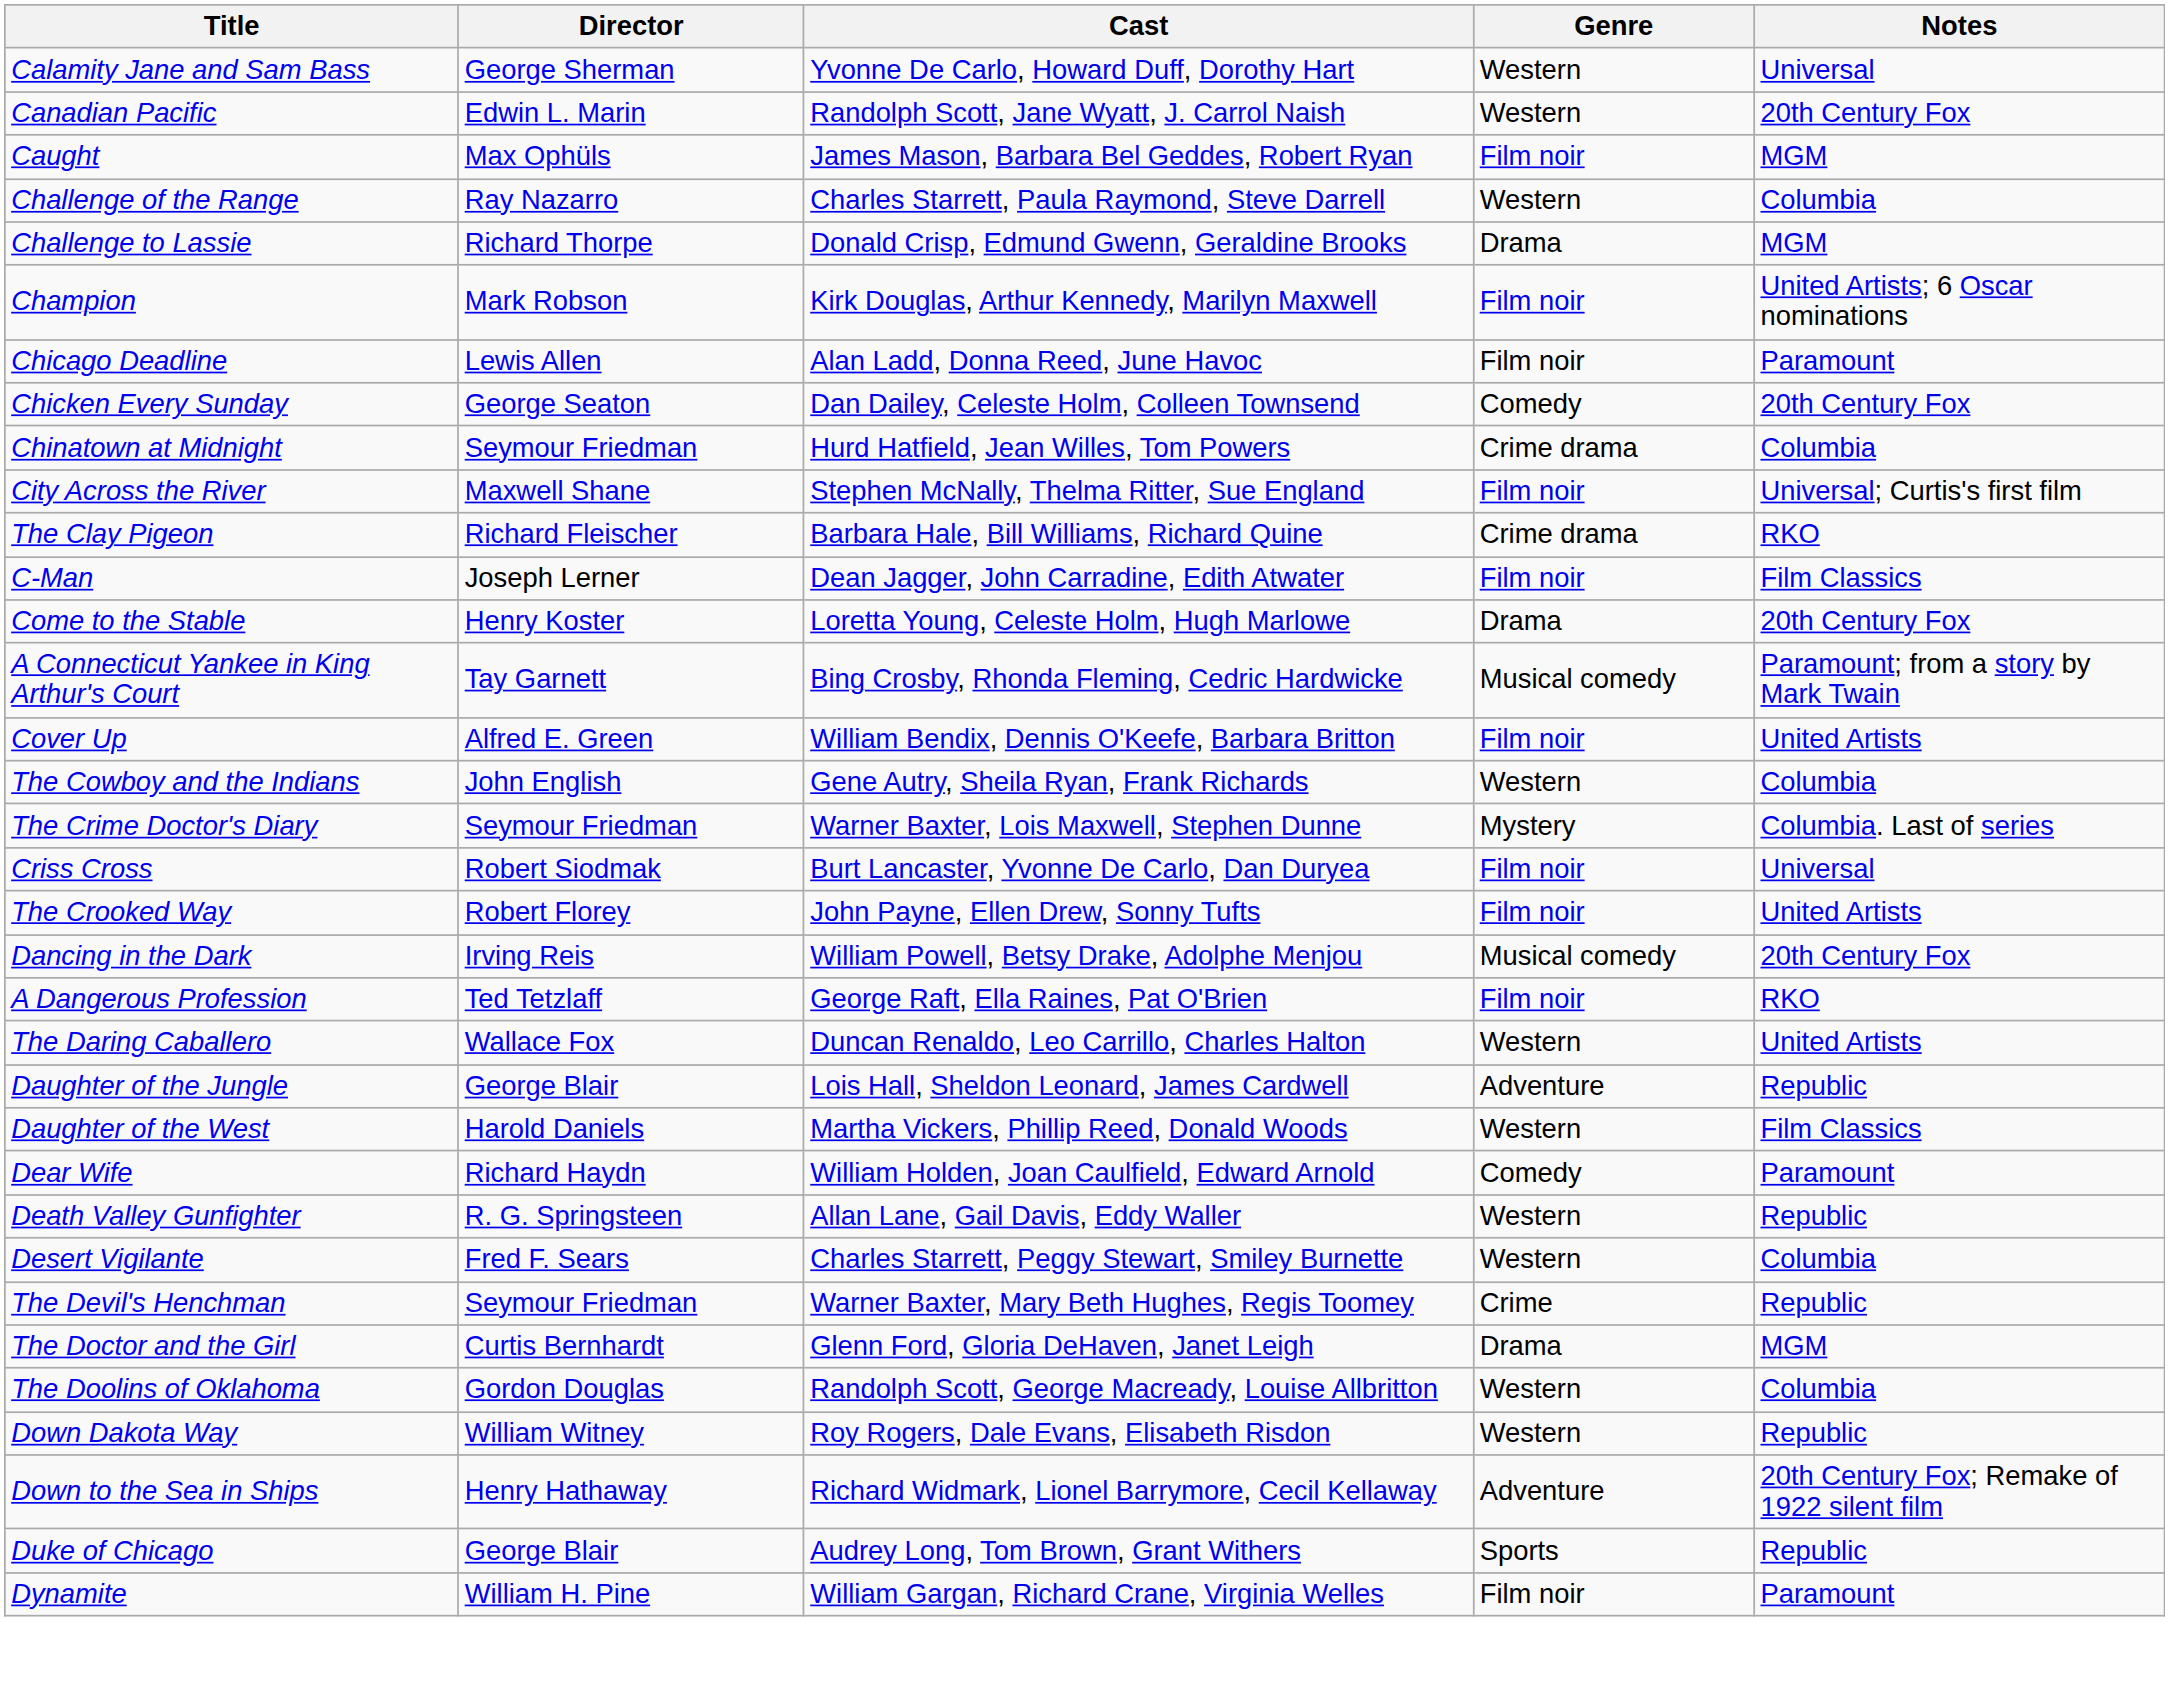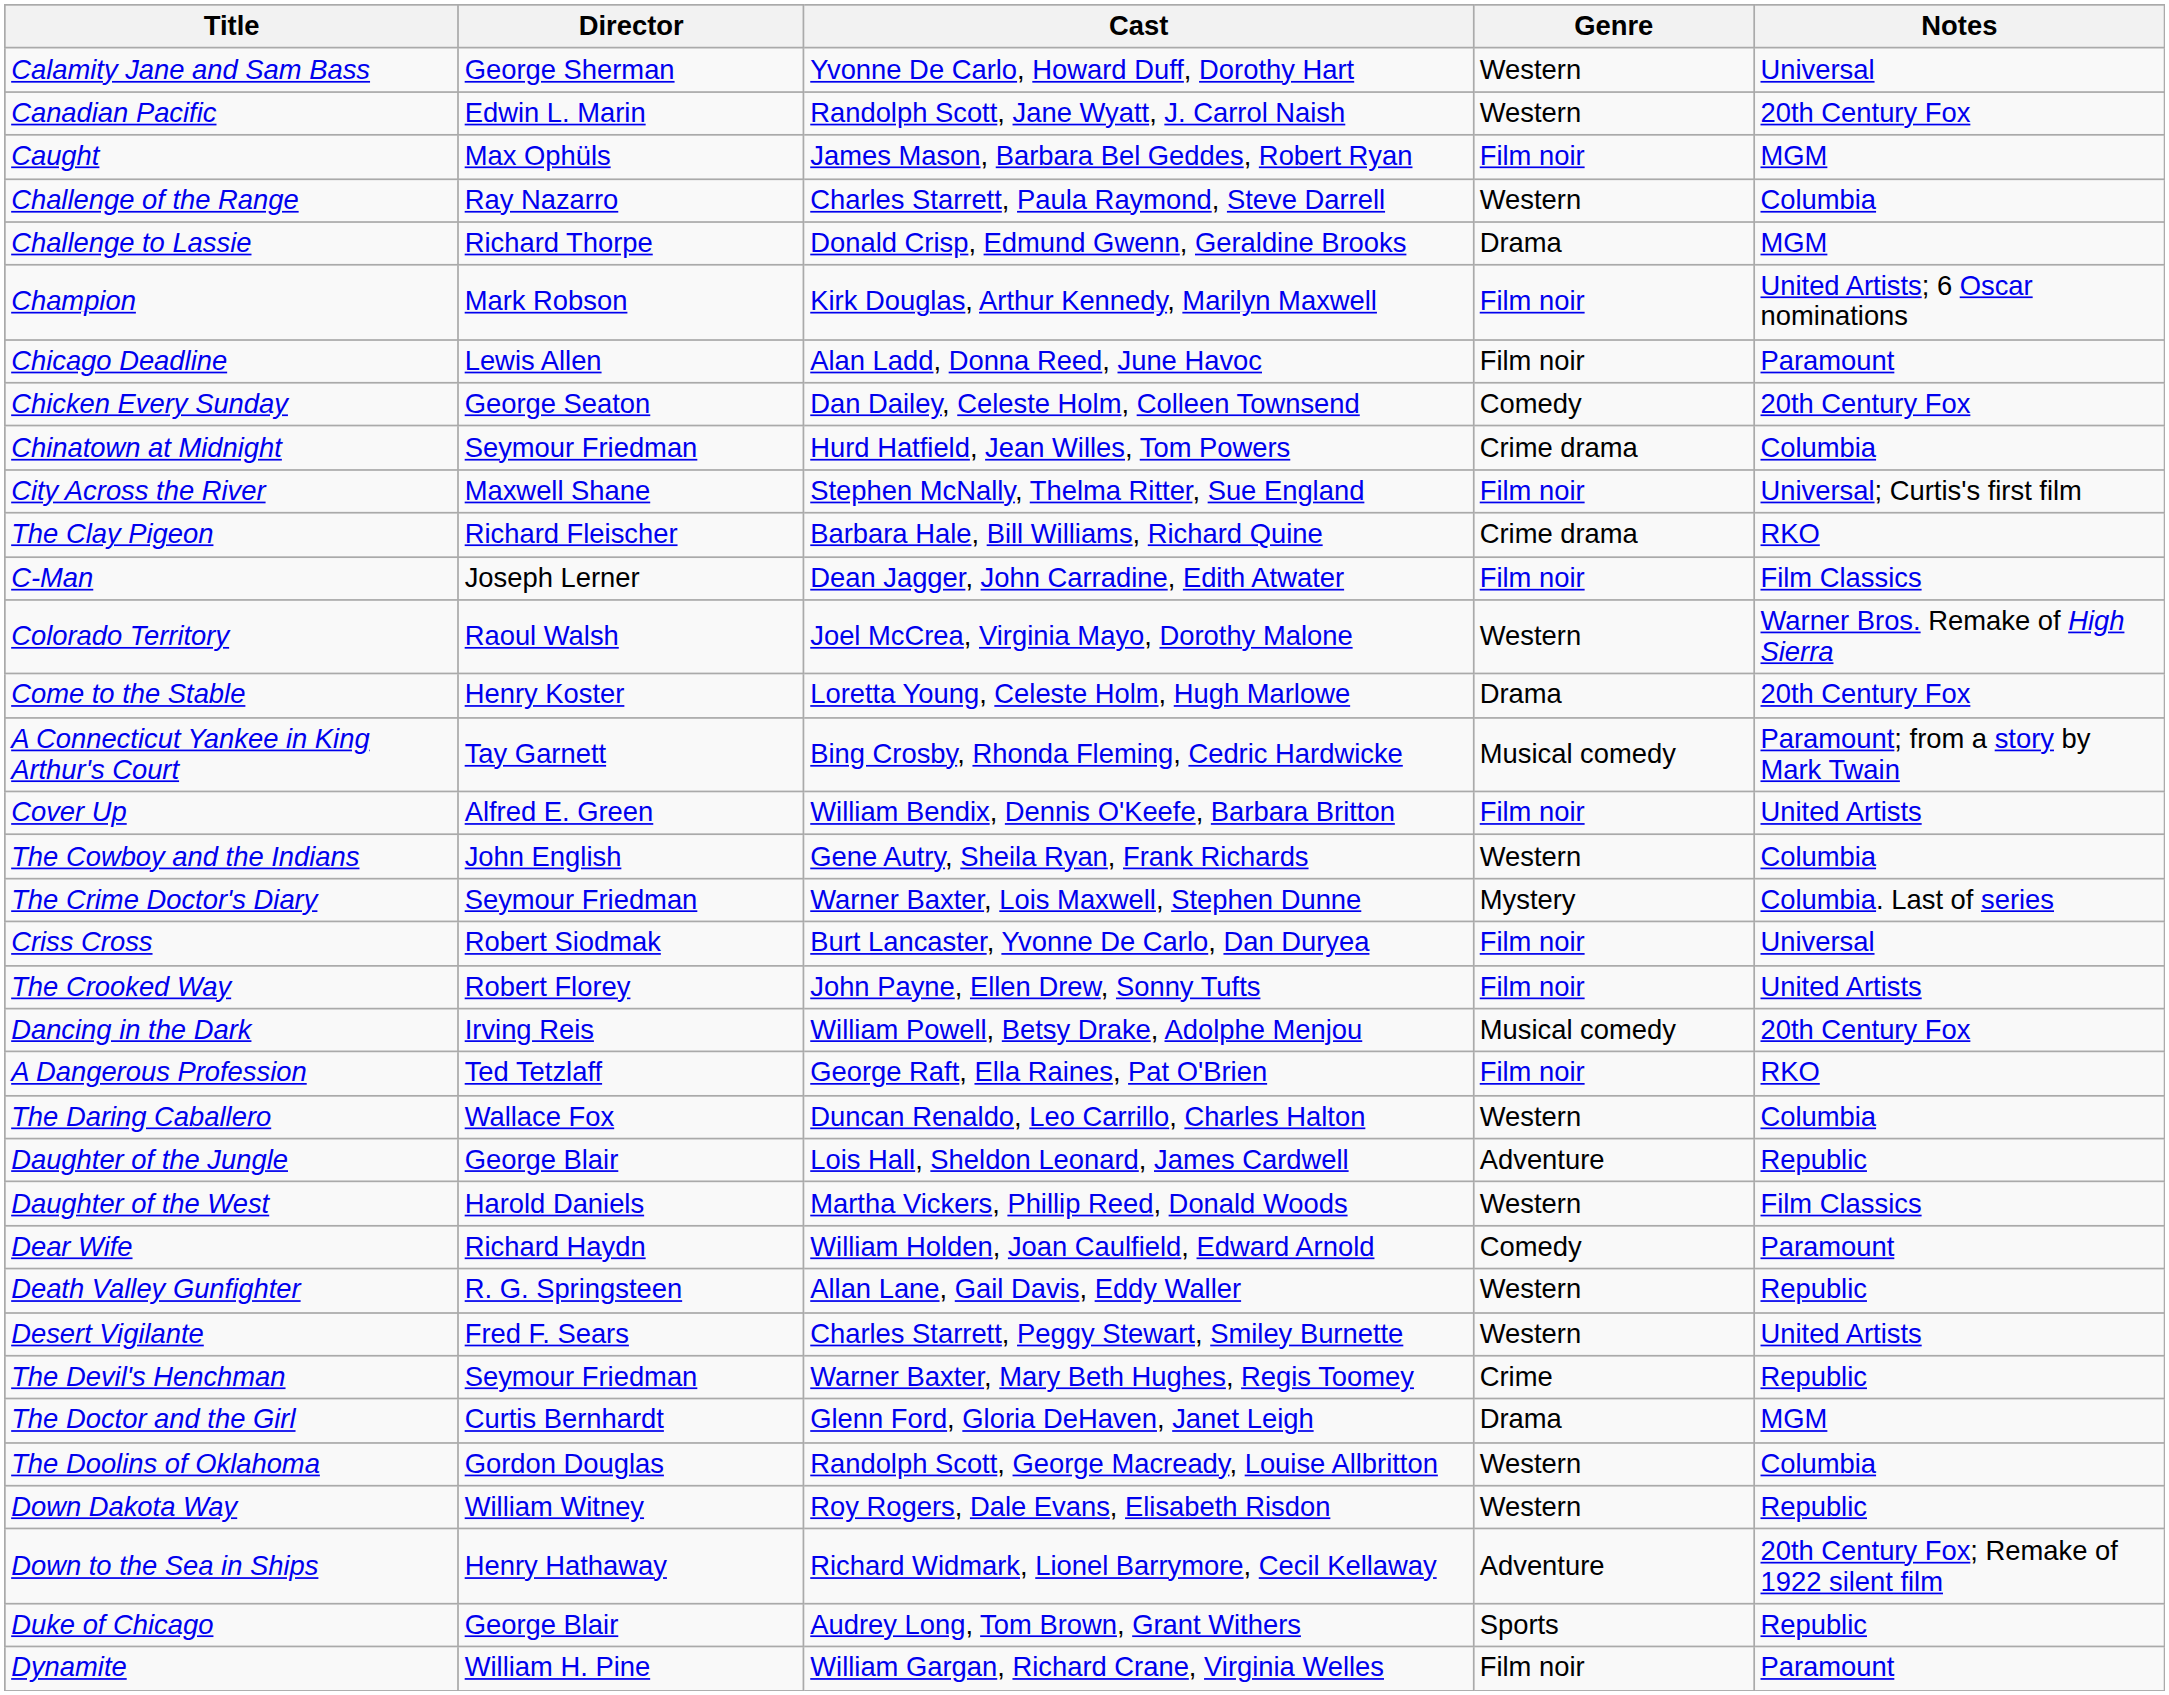+ row: (120, 636)
(1841, 1042) United Artists -> (1818, 1116) Columbia
(1818, 1259) Columbia -> (1841, 1333) United Artists
